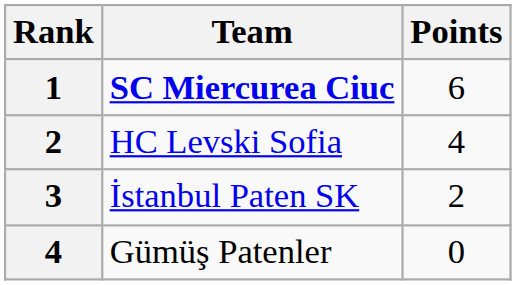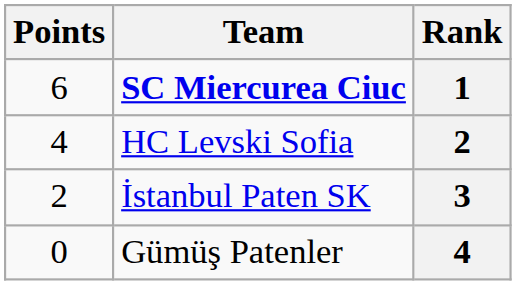columns swapped: (53, 31) <-> (456, 31)
